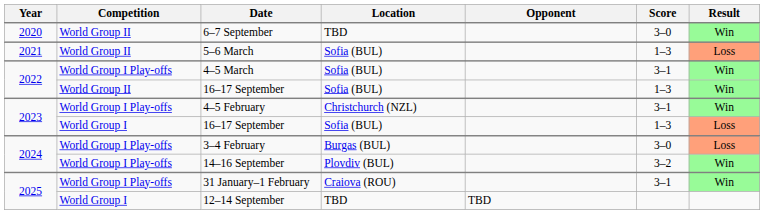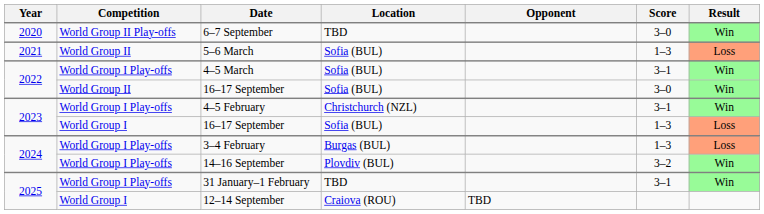(95, 32) World Group II -> (118, 32) World Group II Play-offs
(663, 88) 1–3 -> (663, 88) 3–0
(663, 145) 3–0 -> (663, 145) 1–3
(360, 182) Craiova (ROU) -> (336, 182) TBD
(336, 200) TBD -> (360, 200) Craiova (ROU)
